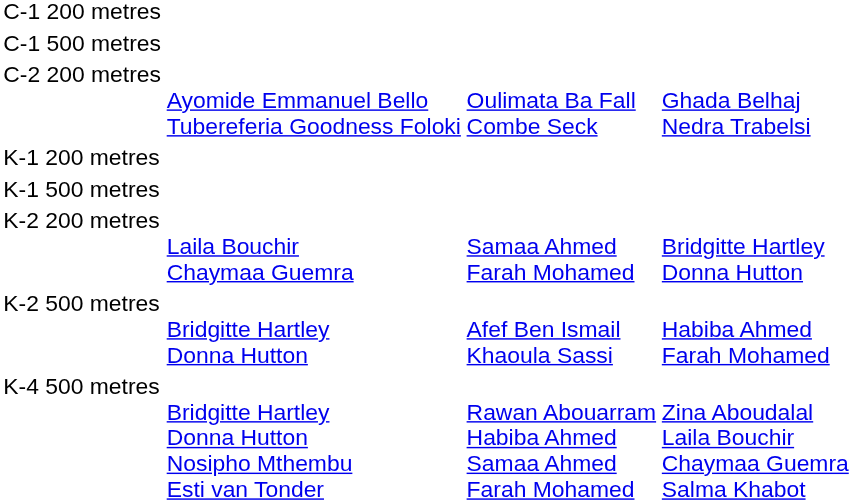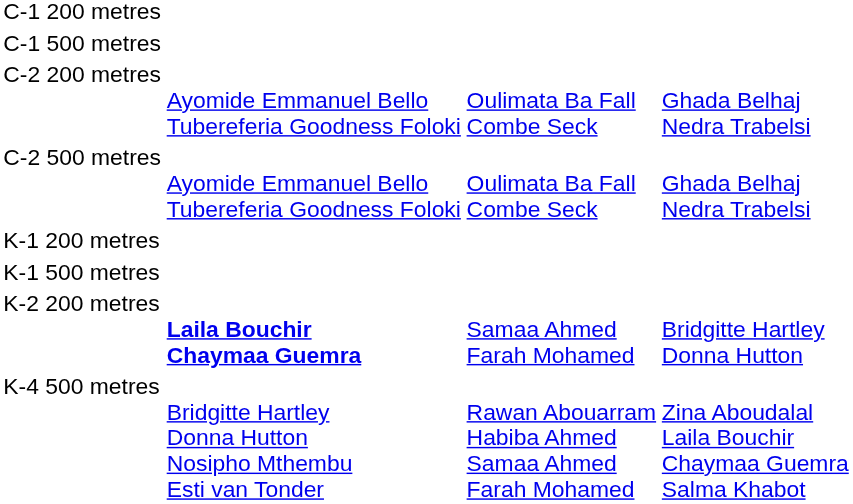+ row: (82, 157)
(260, 259) normal -> (264, 342) bold
- row: (82, 303)
